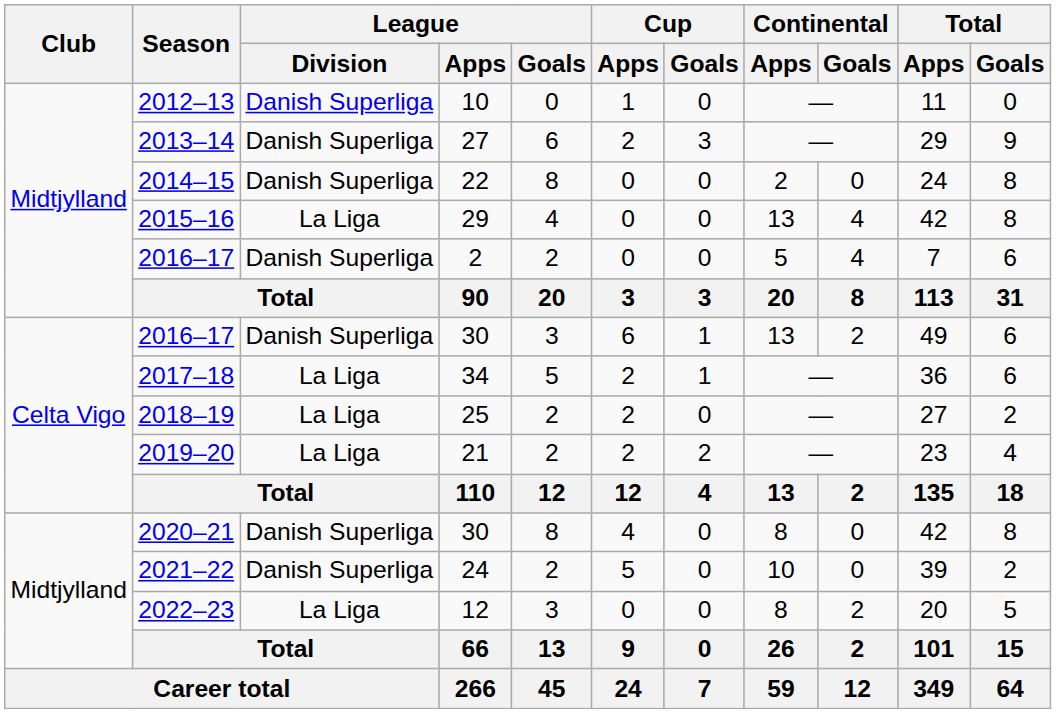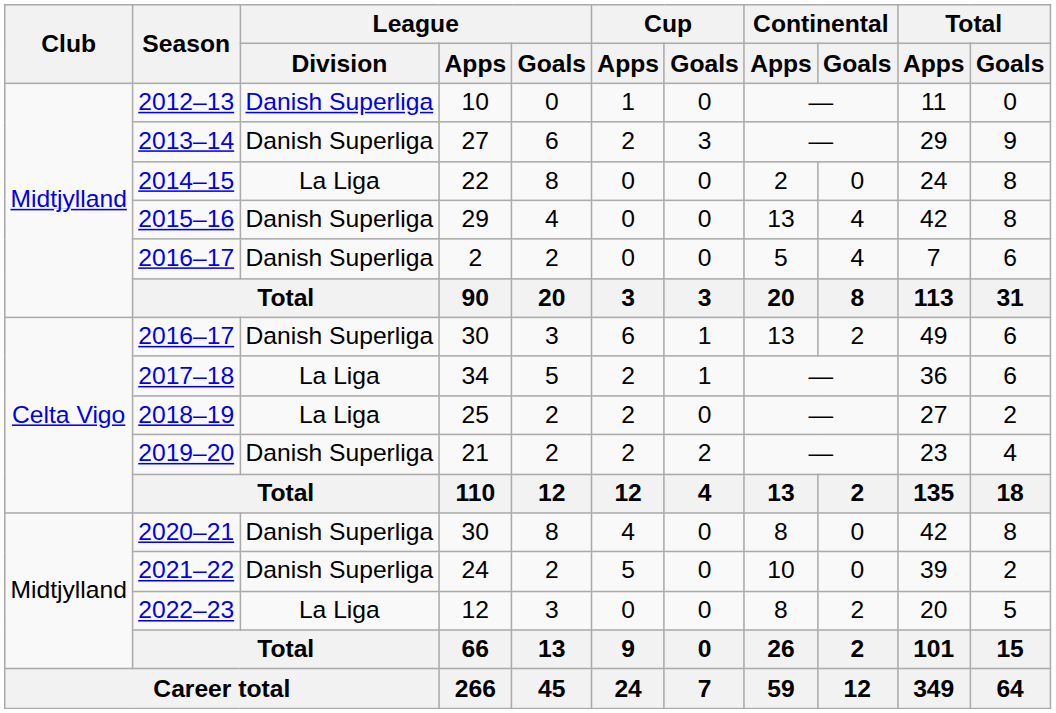(339, 180) Danish Superliga -> (339, 180) La Liga
(339, 219) La Liga -> (339, 219) Danish Superliga
(339, 453) La Liga -> (339, 453) Danish Superliga
